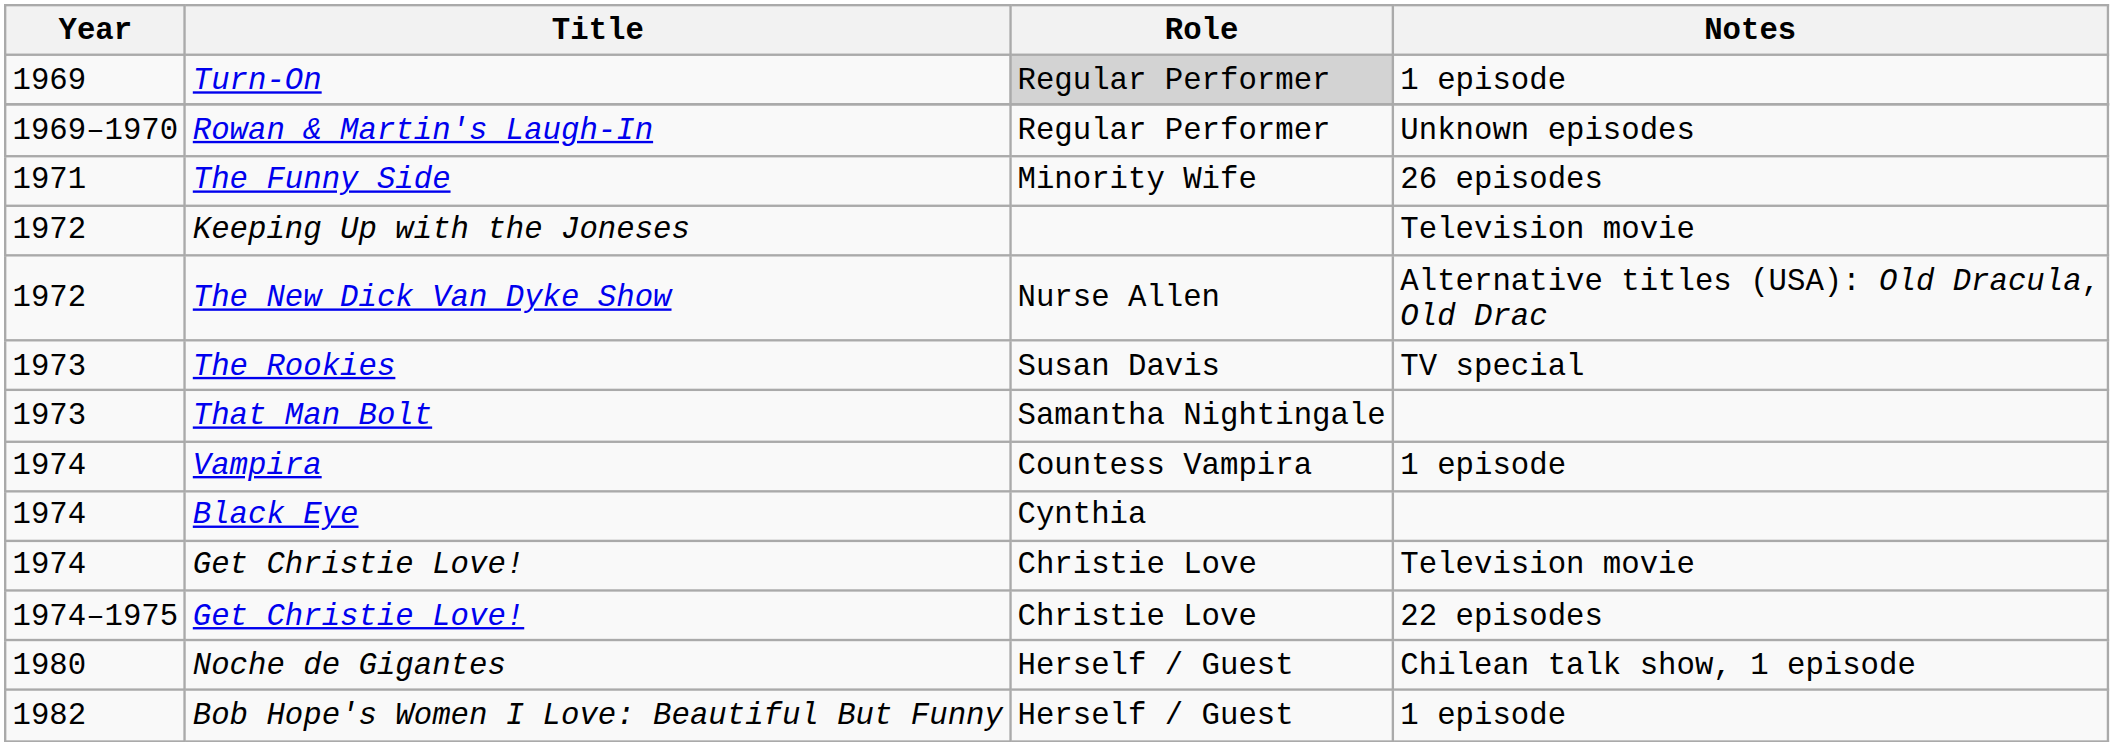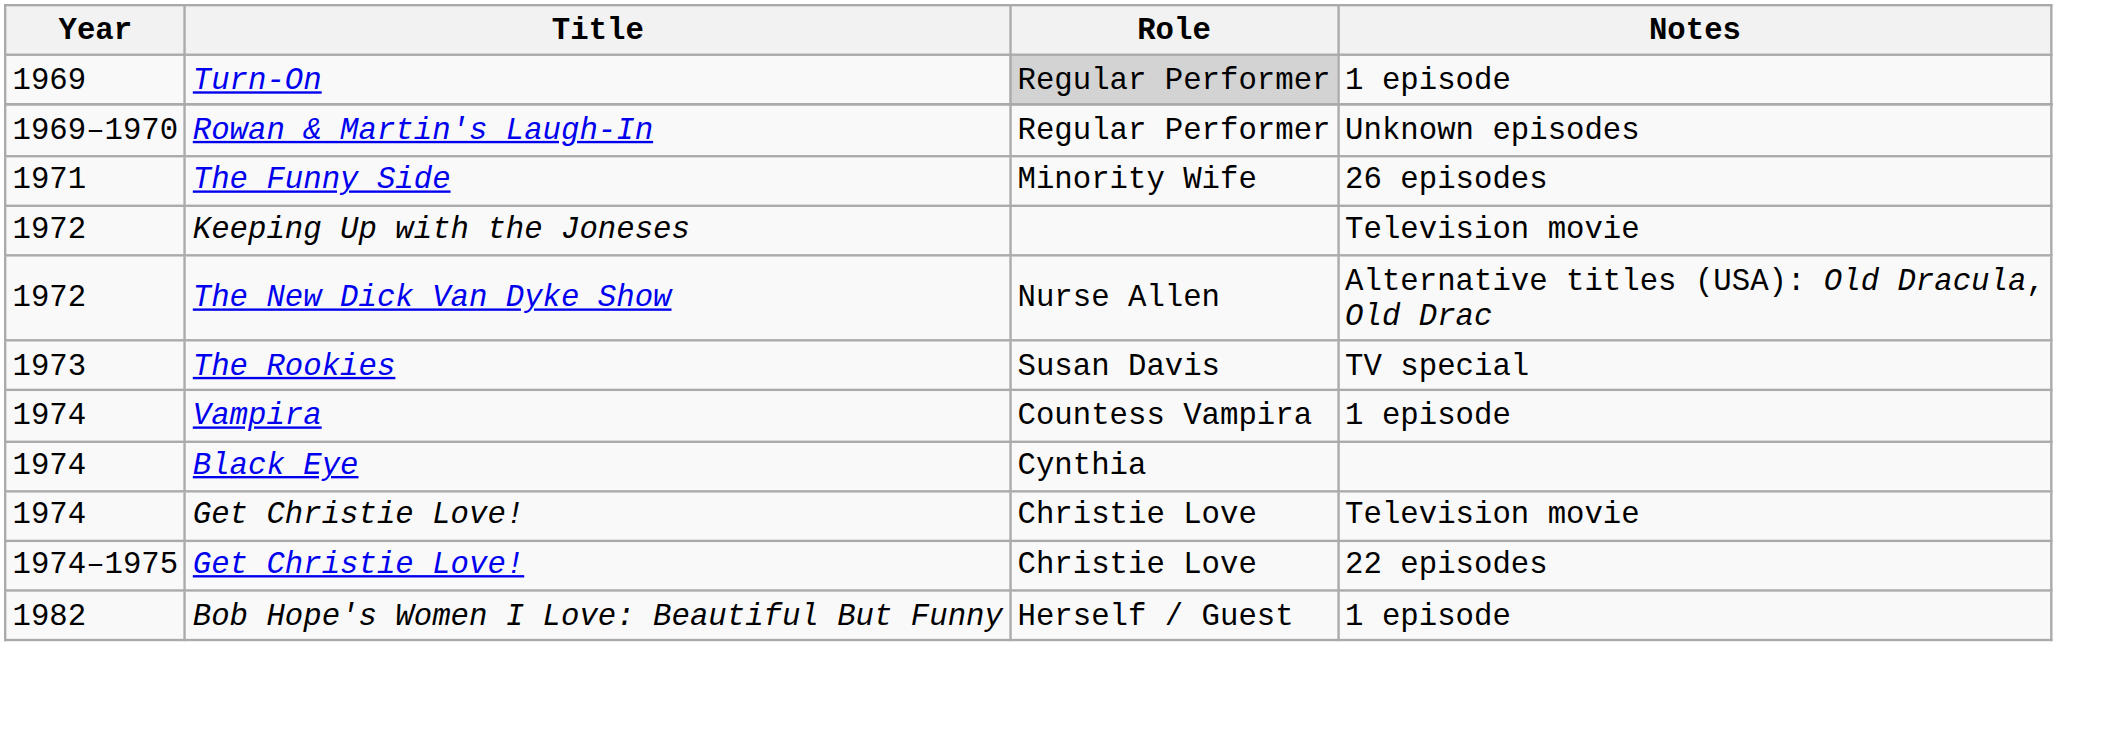- row: (49, 416)
- row: (49, 666)
